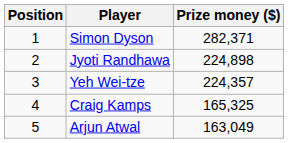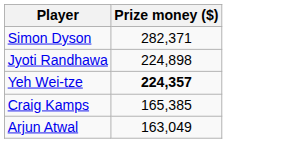- column: (35, 15)
(228, 82) normal -> (166, 82) bold
(228, 104) 165,325 -> (166, 104) 165,385
